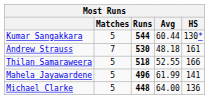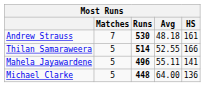- row: (44, 37)
(143, 62) 518 -> (143, 50) 514
(168, 75) 61.99 -> (168, 62) 55.11
